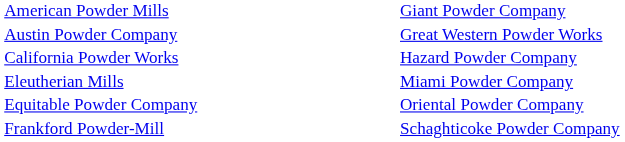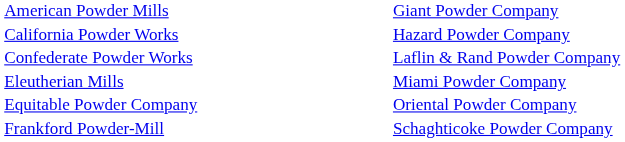- row: (91, 34)
+ row: (98, 57)
